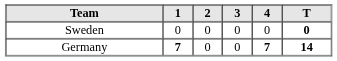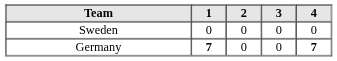- column: (307, 13)
